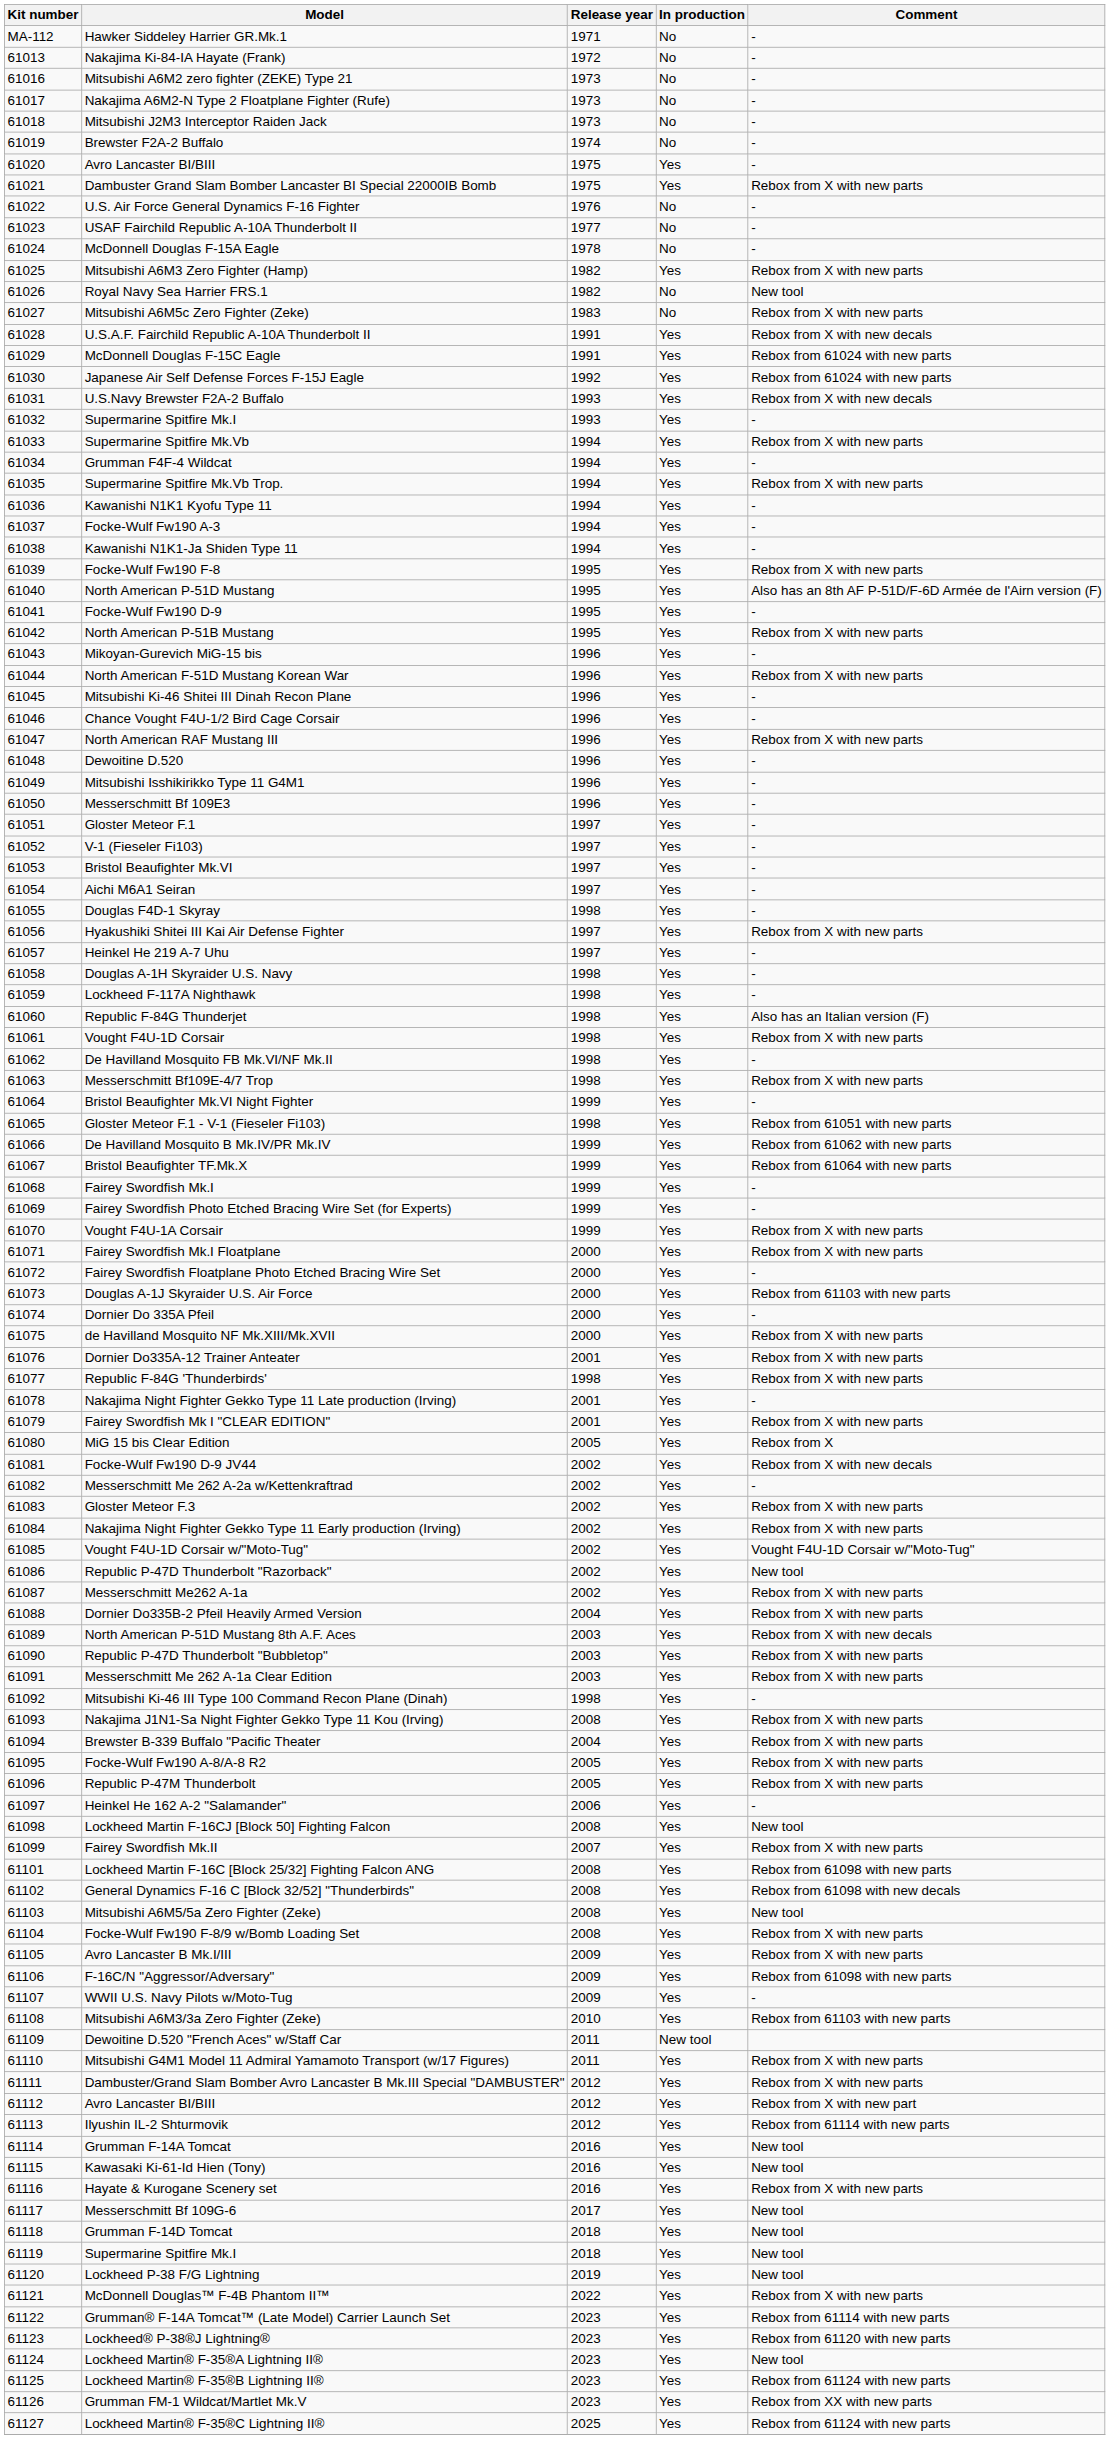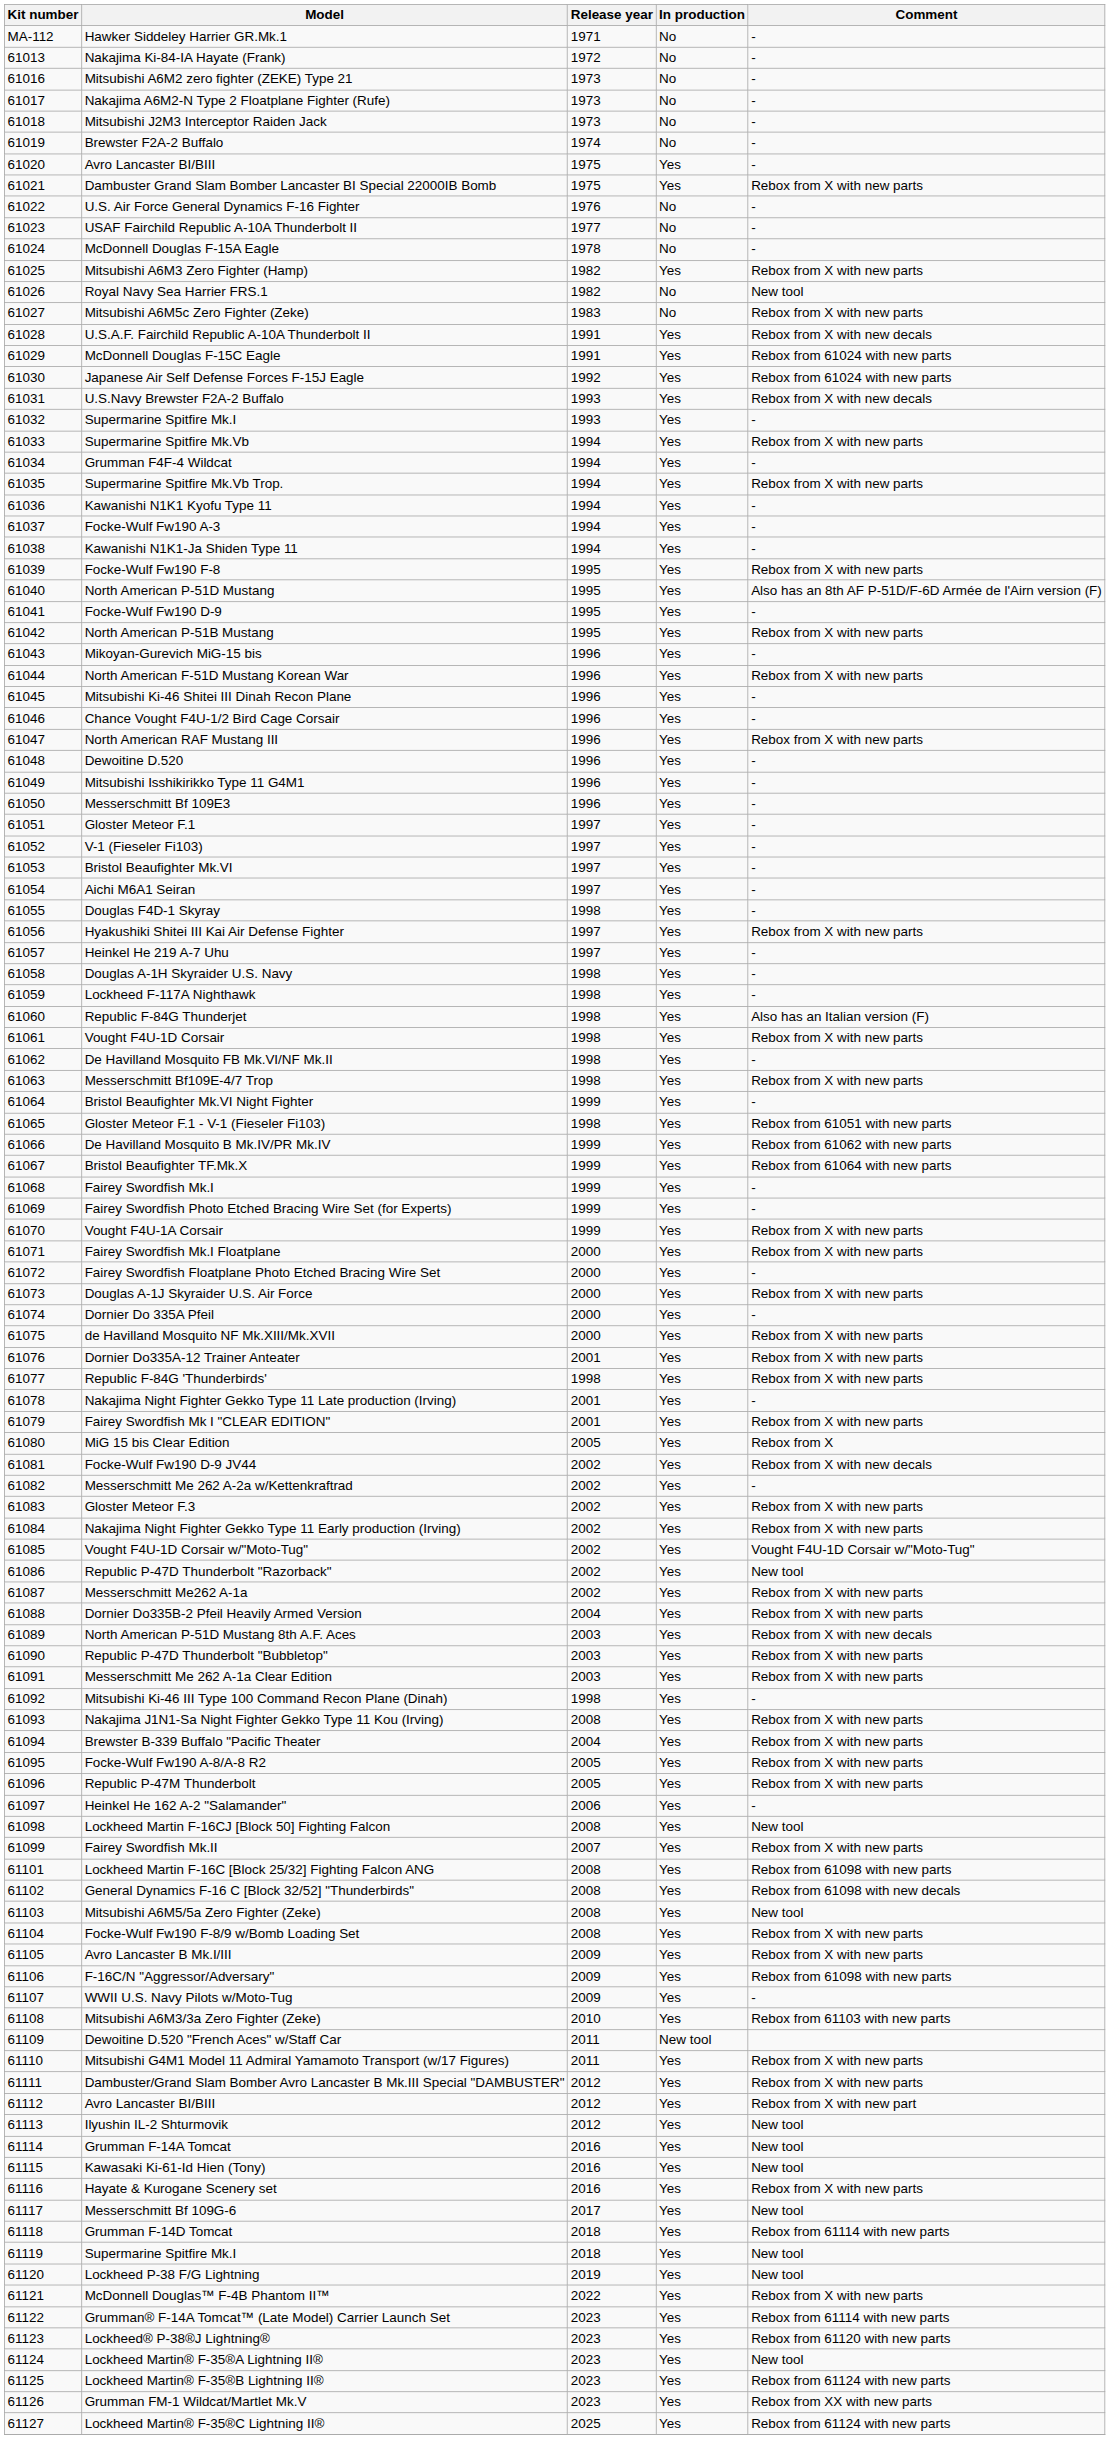(851, 1294) Rebox from 61103 with new parts -> (837, 1294) Rebox from X with new parts
(850, 2125) Rebox from 61114 with new parts -> (777, 2125) New tool
(777, 2231) New tool -> (850, 2231) Rebox from 61114 with new parts
